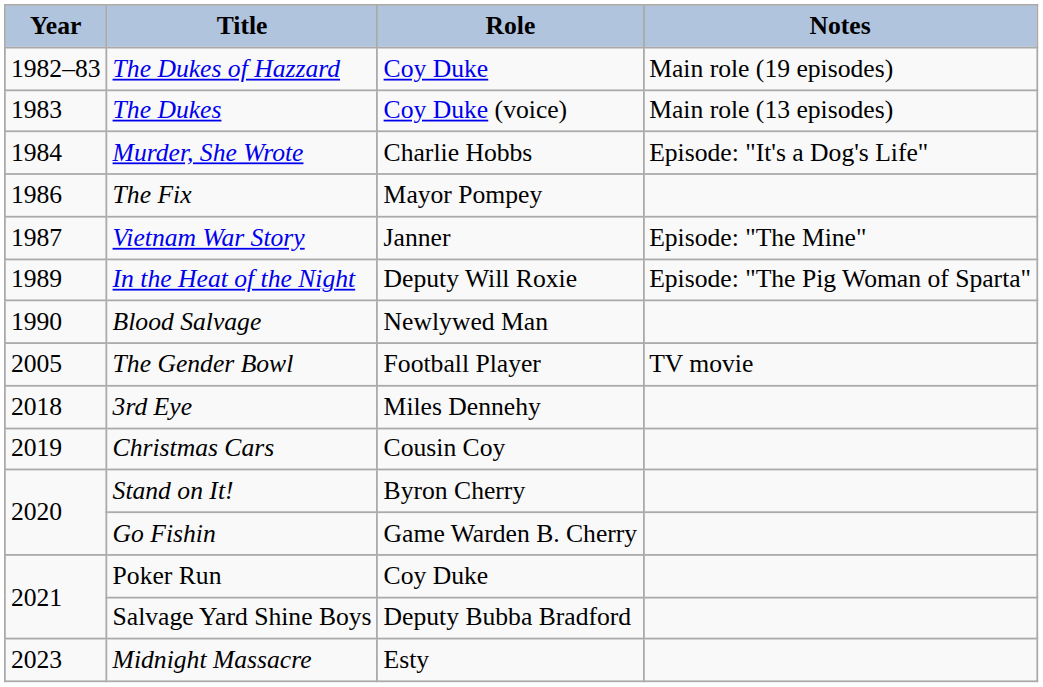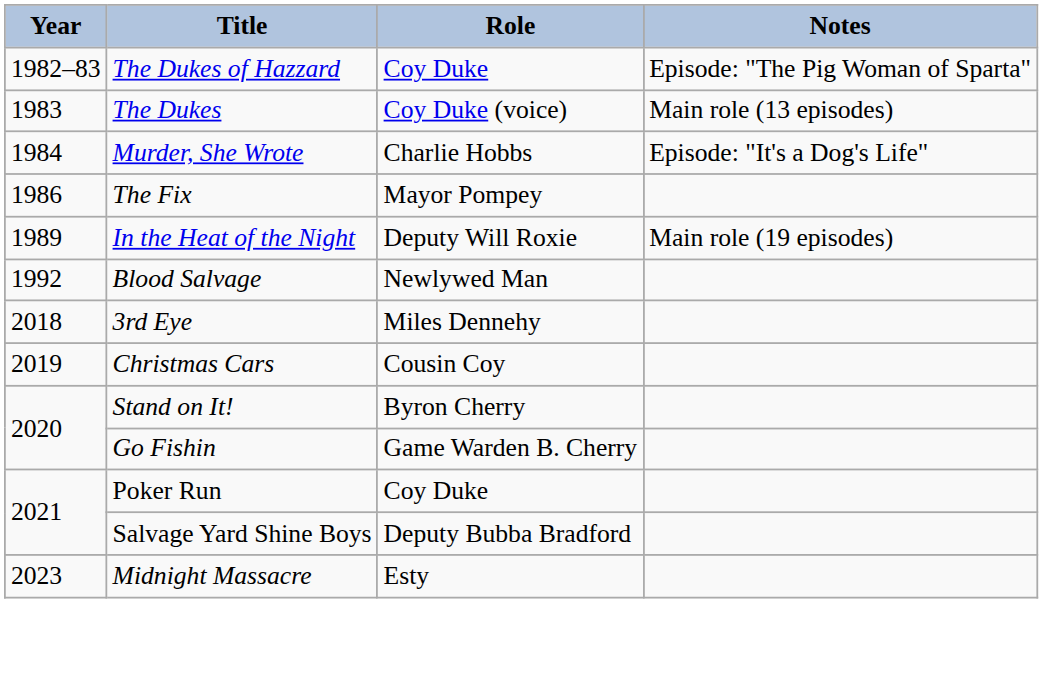(771, 68) Main role (19 episodes) -> (840, 68) Episode: "The Pig Woman of Sparta"
- row: (209, 237)
(840, 279) Episode: "The Pig Woman of Sparta" -> (771, 237) Main role (19 episodes)
(37, 321) 1990 -> (37, 279) 1992
- row: (203, 364)
